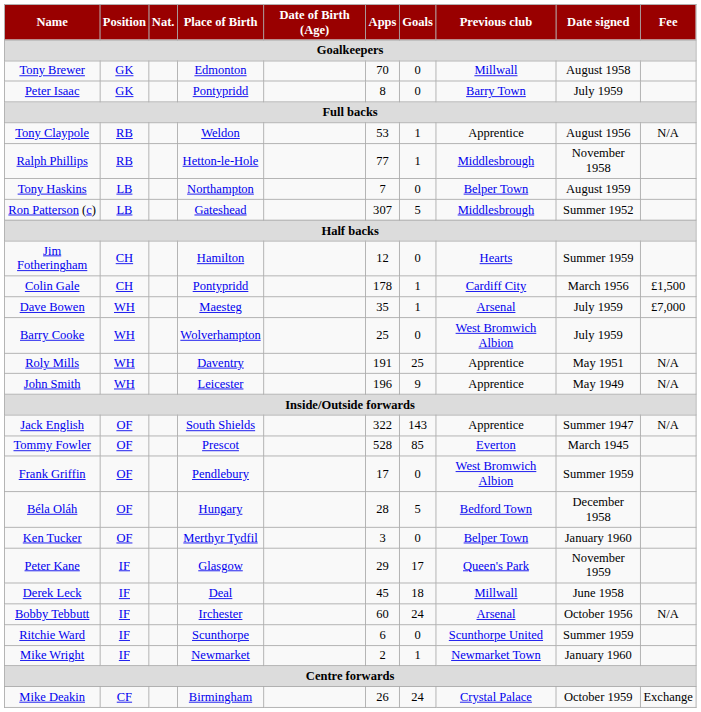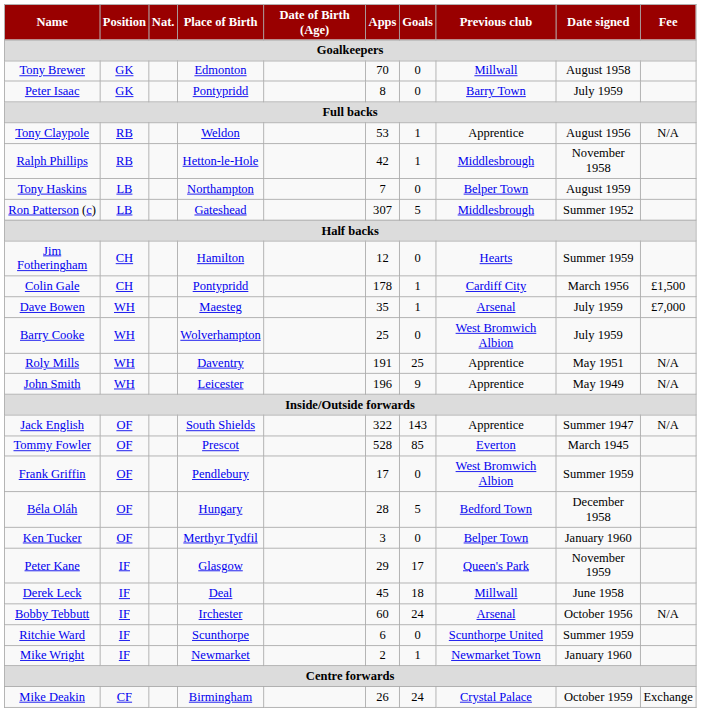(383, 161) 77 -> (383, 161) 42
